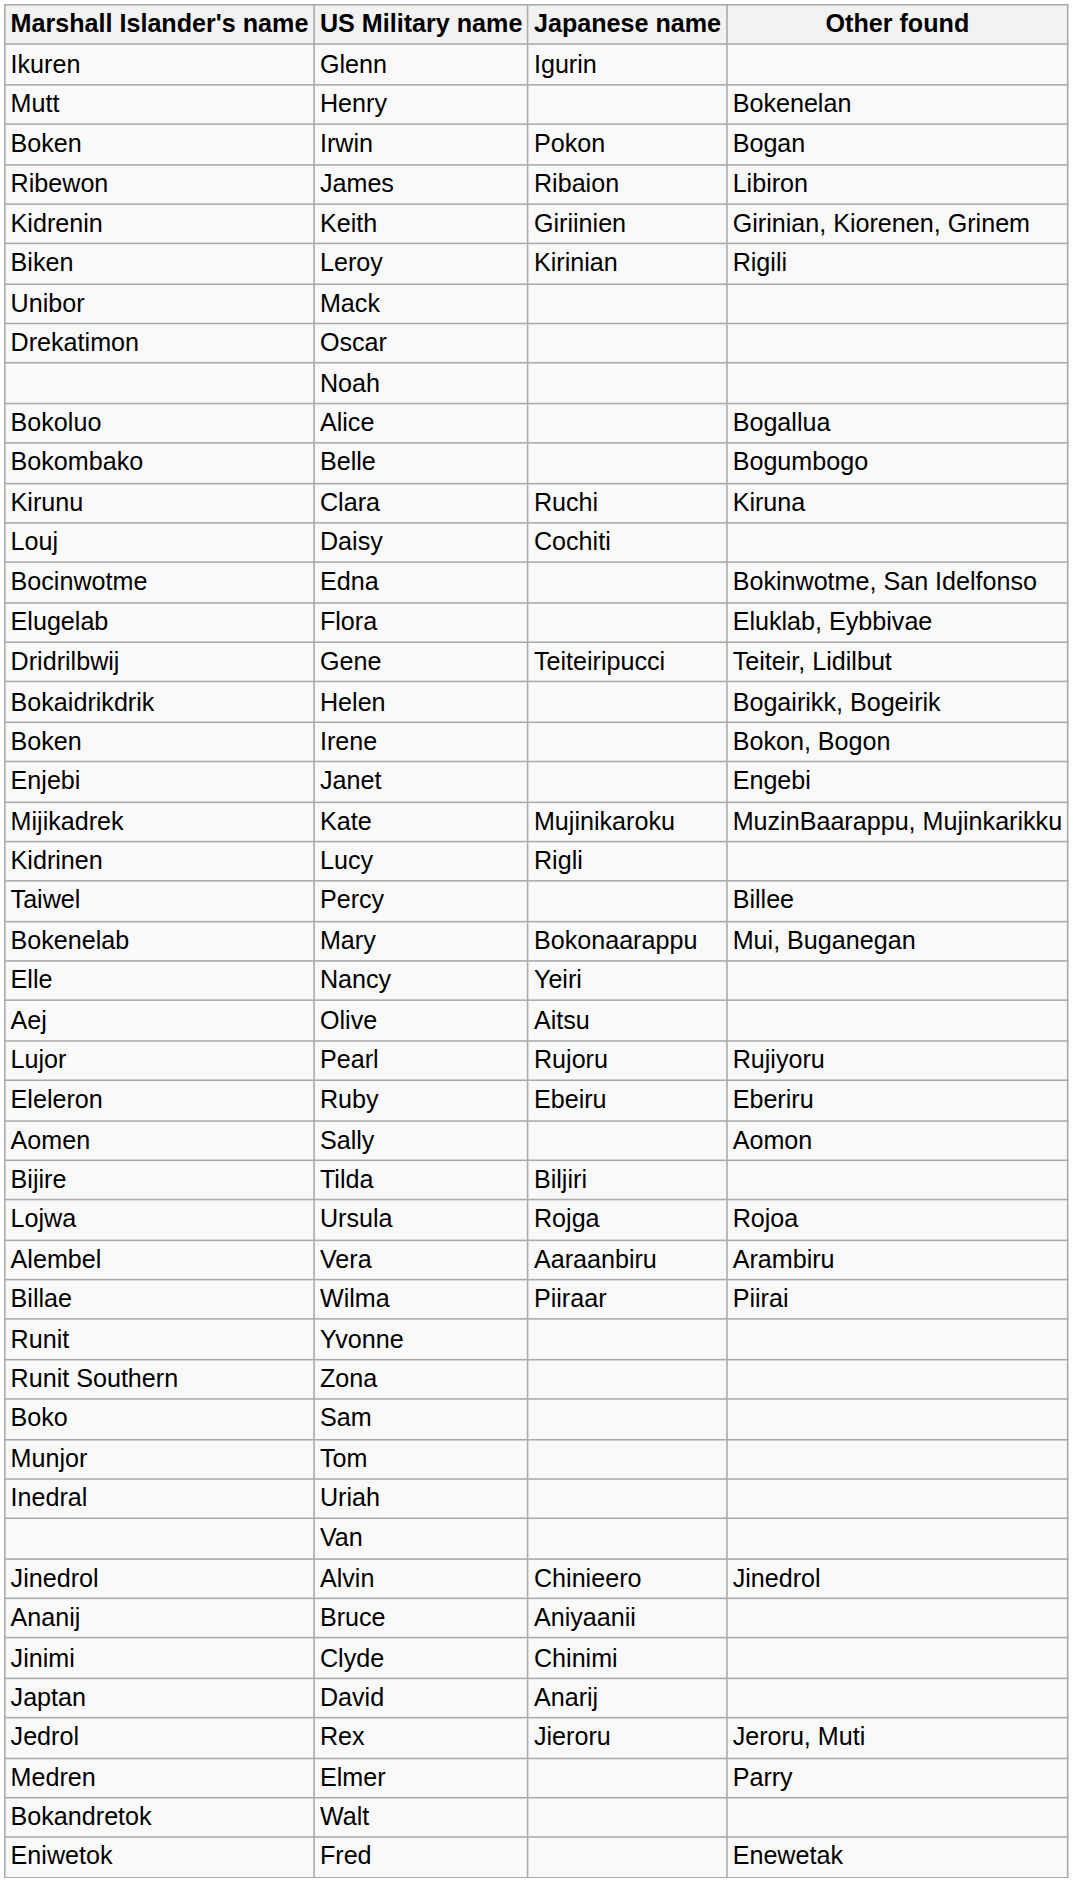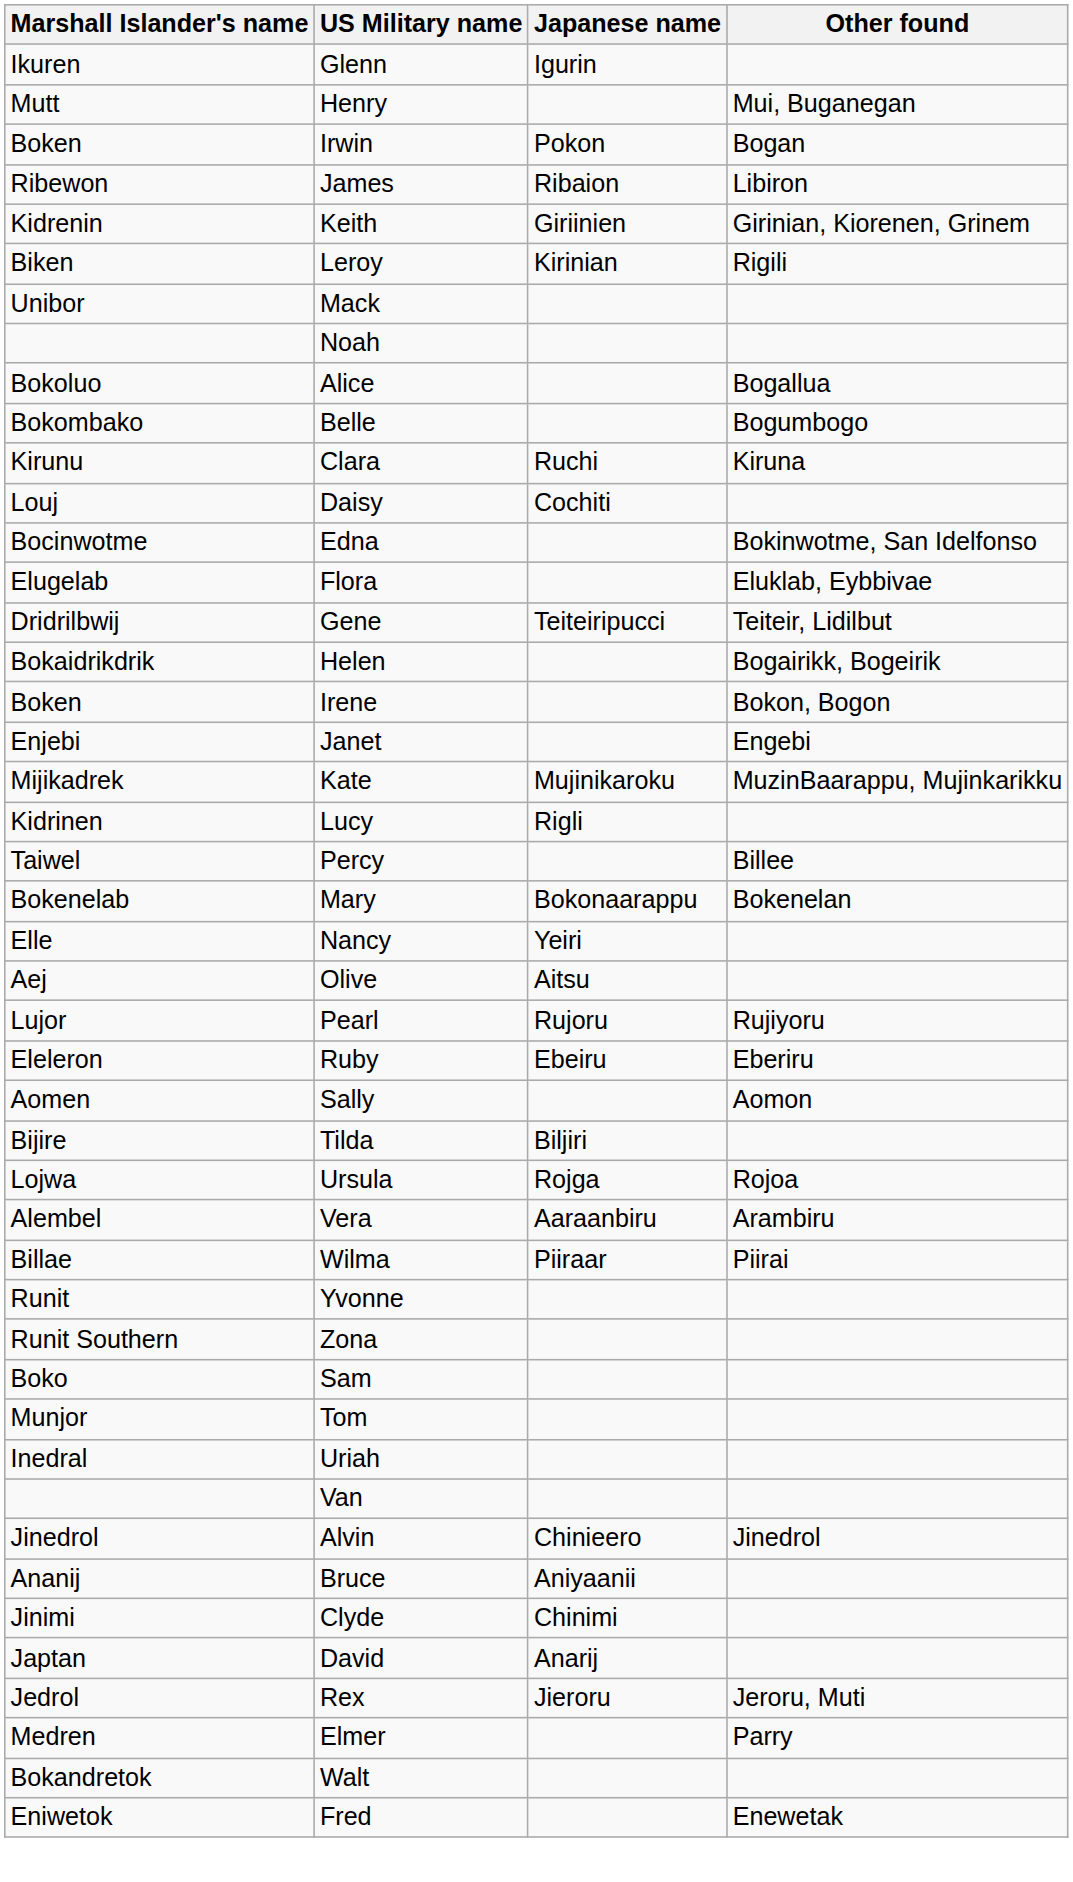(792, 104) Bokenelan -> (824, 104) Mui, Buganegan
- row: (353, 343)
(824, 940) Mui, Buganegan -> (792, 900) Bokenelan
